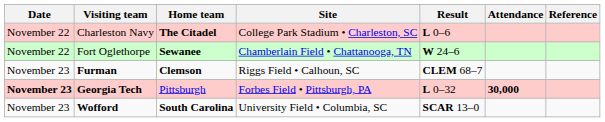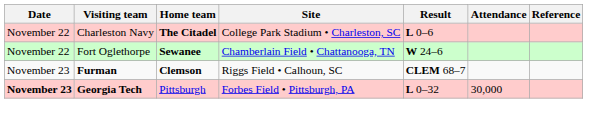(503, 89) bold -> (486, 89) normal
- row: (98, 108)
